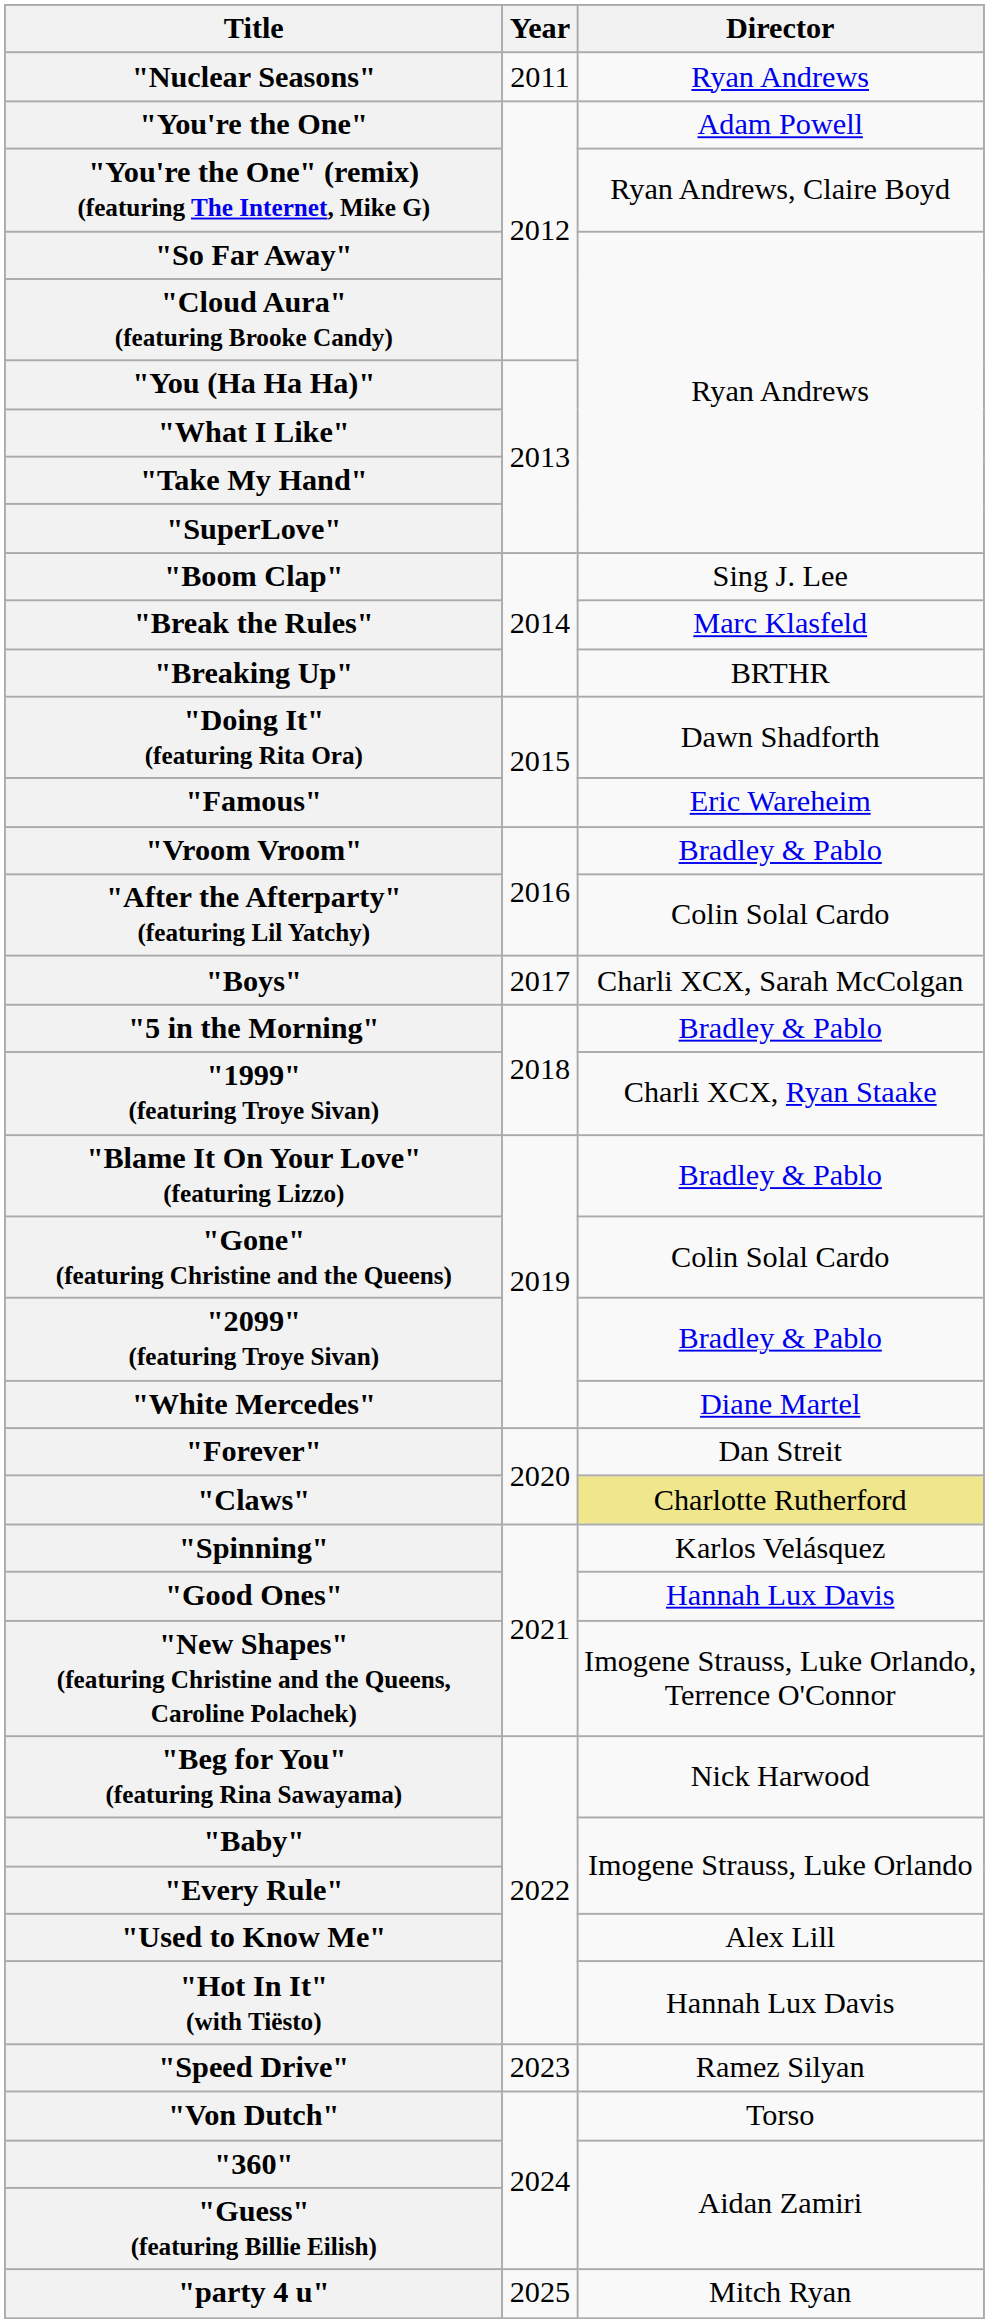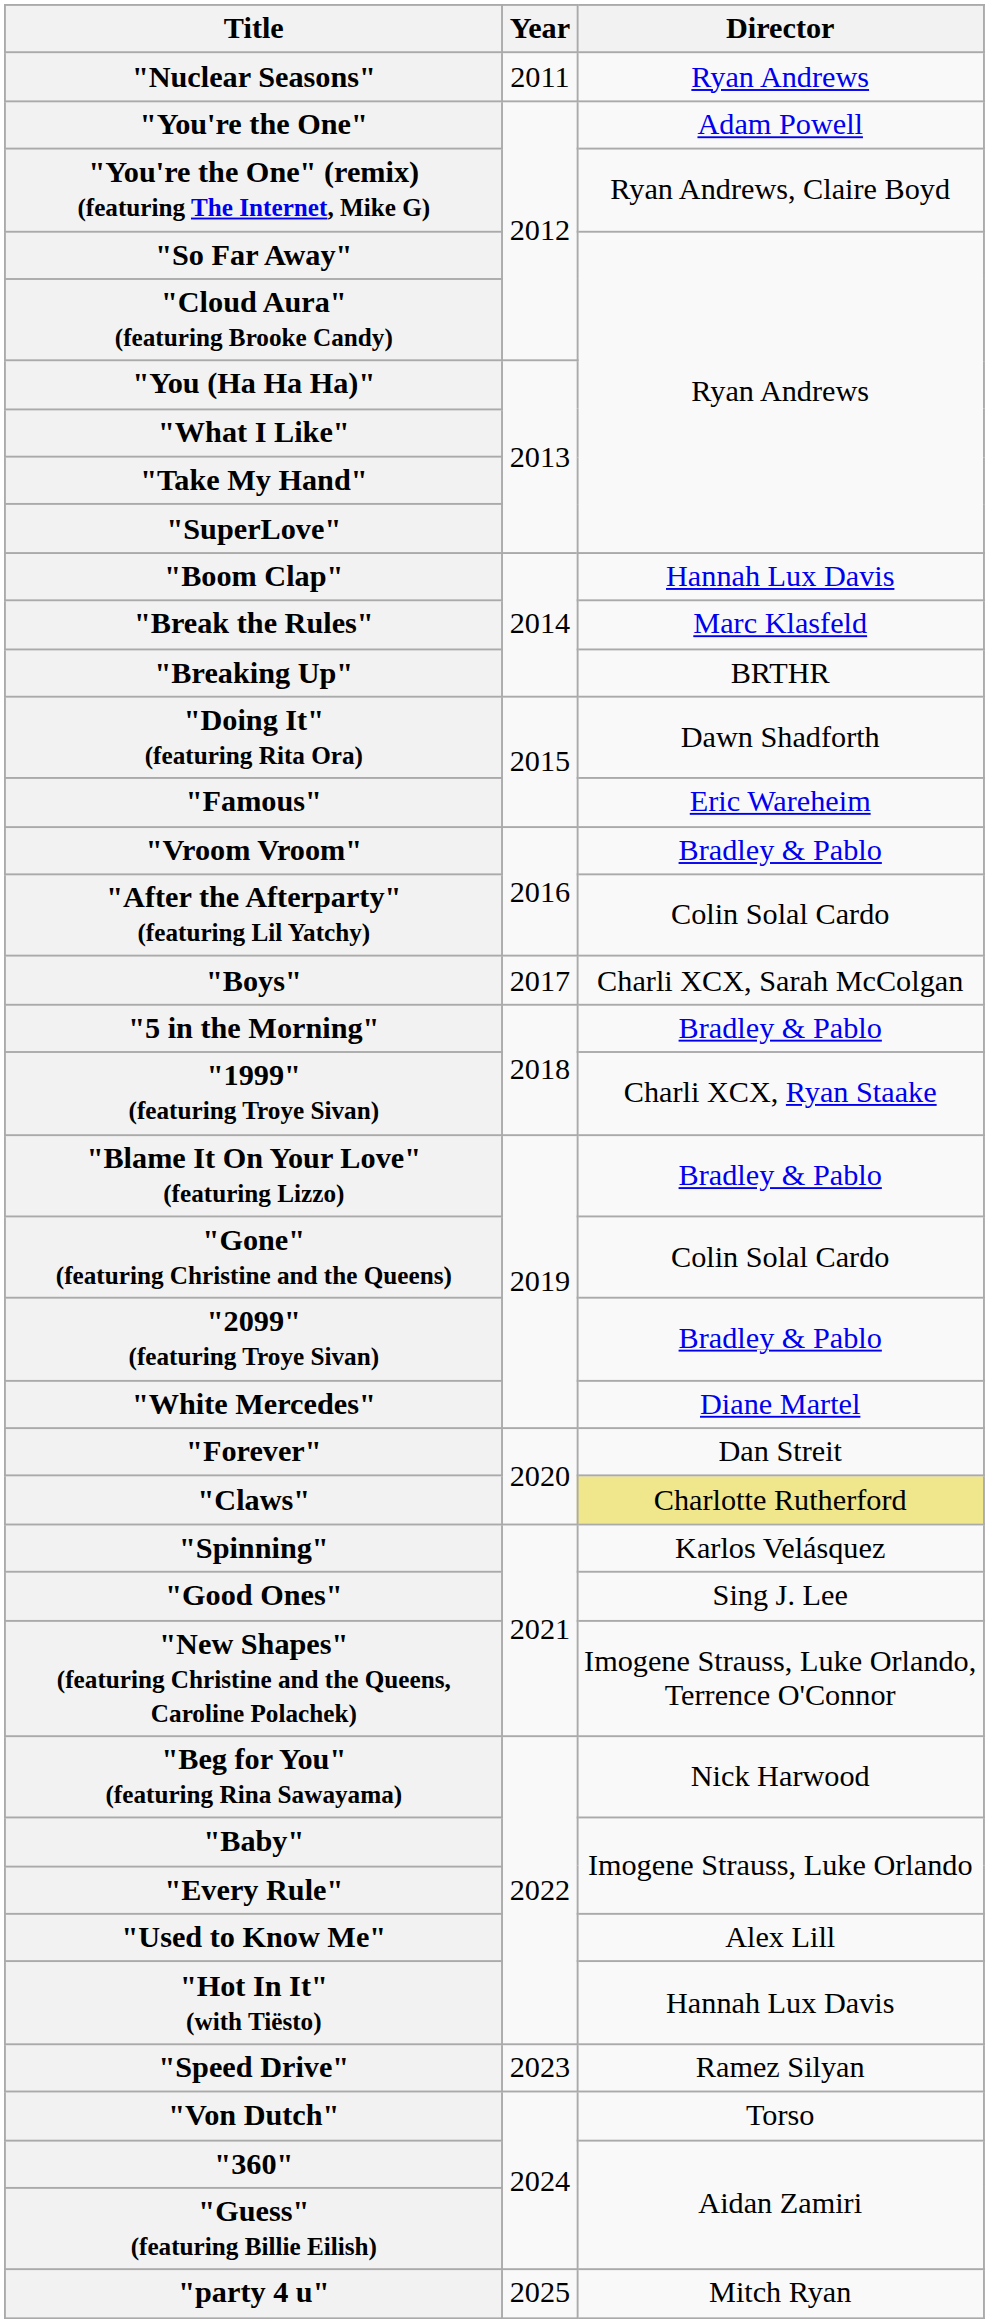(780, 576) Sing J. Lee -> (780, 576) Hannah Lux Davis
(780, 1595) Hannah Lux Davis -> (780, 1595) Sing J. Lee
